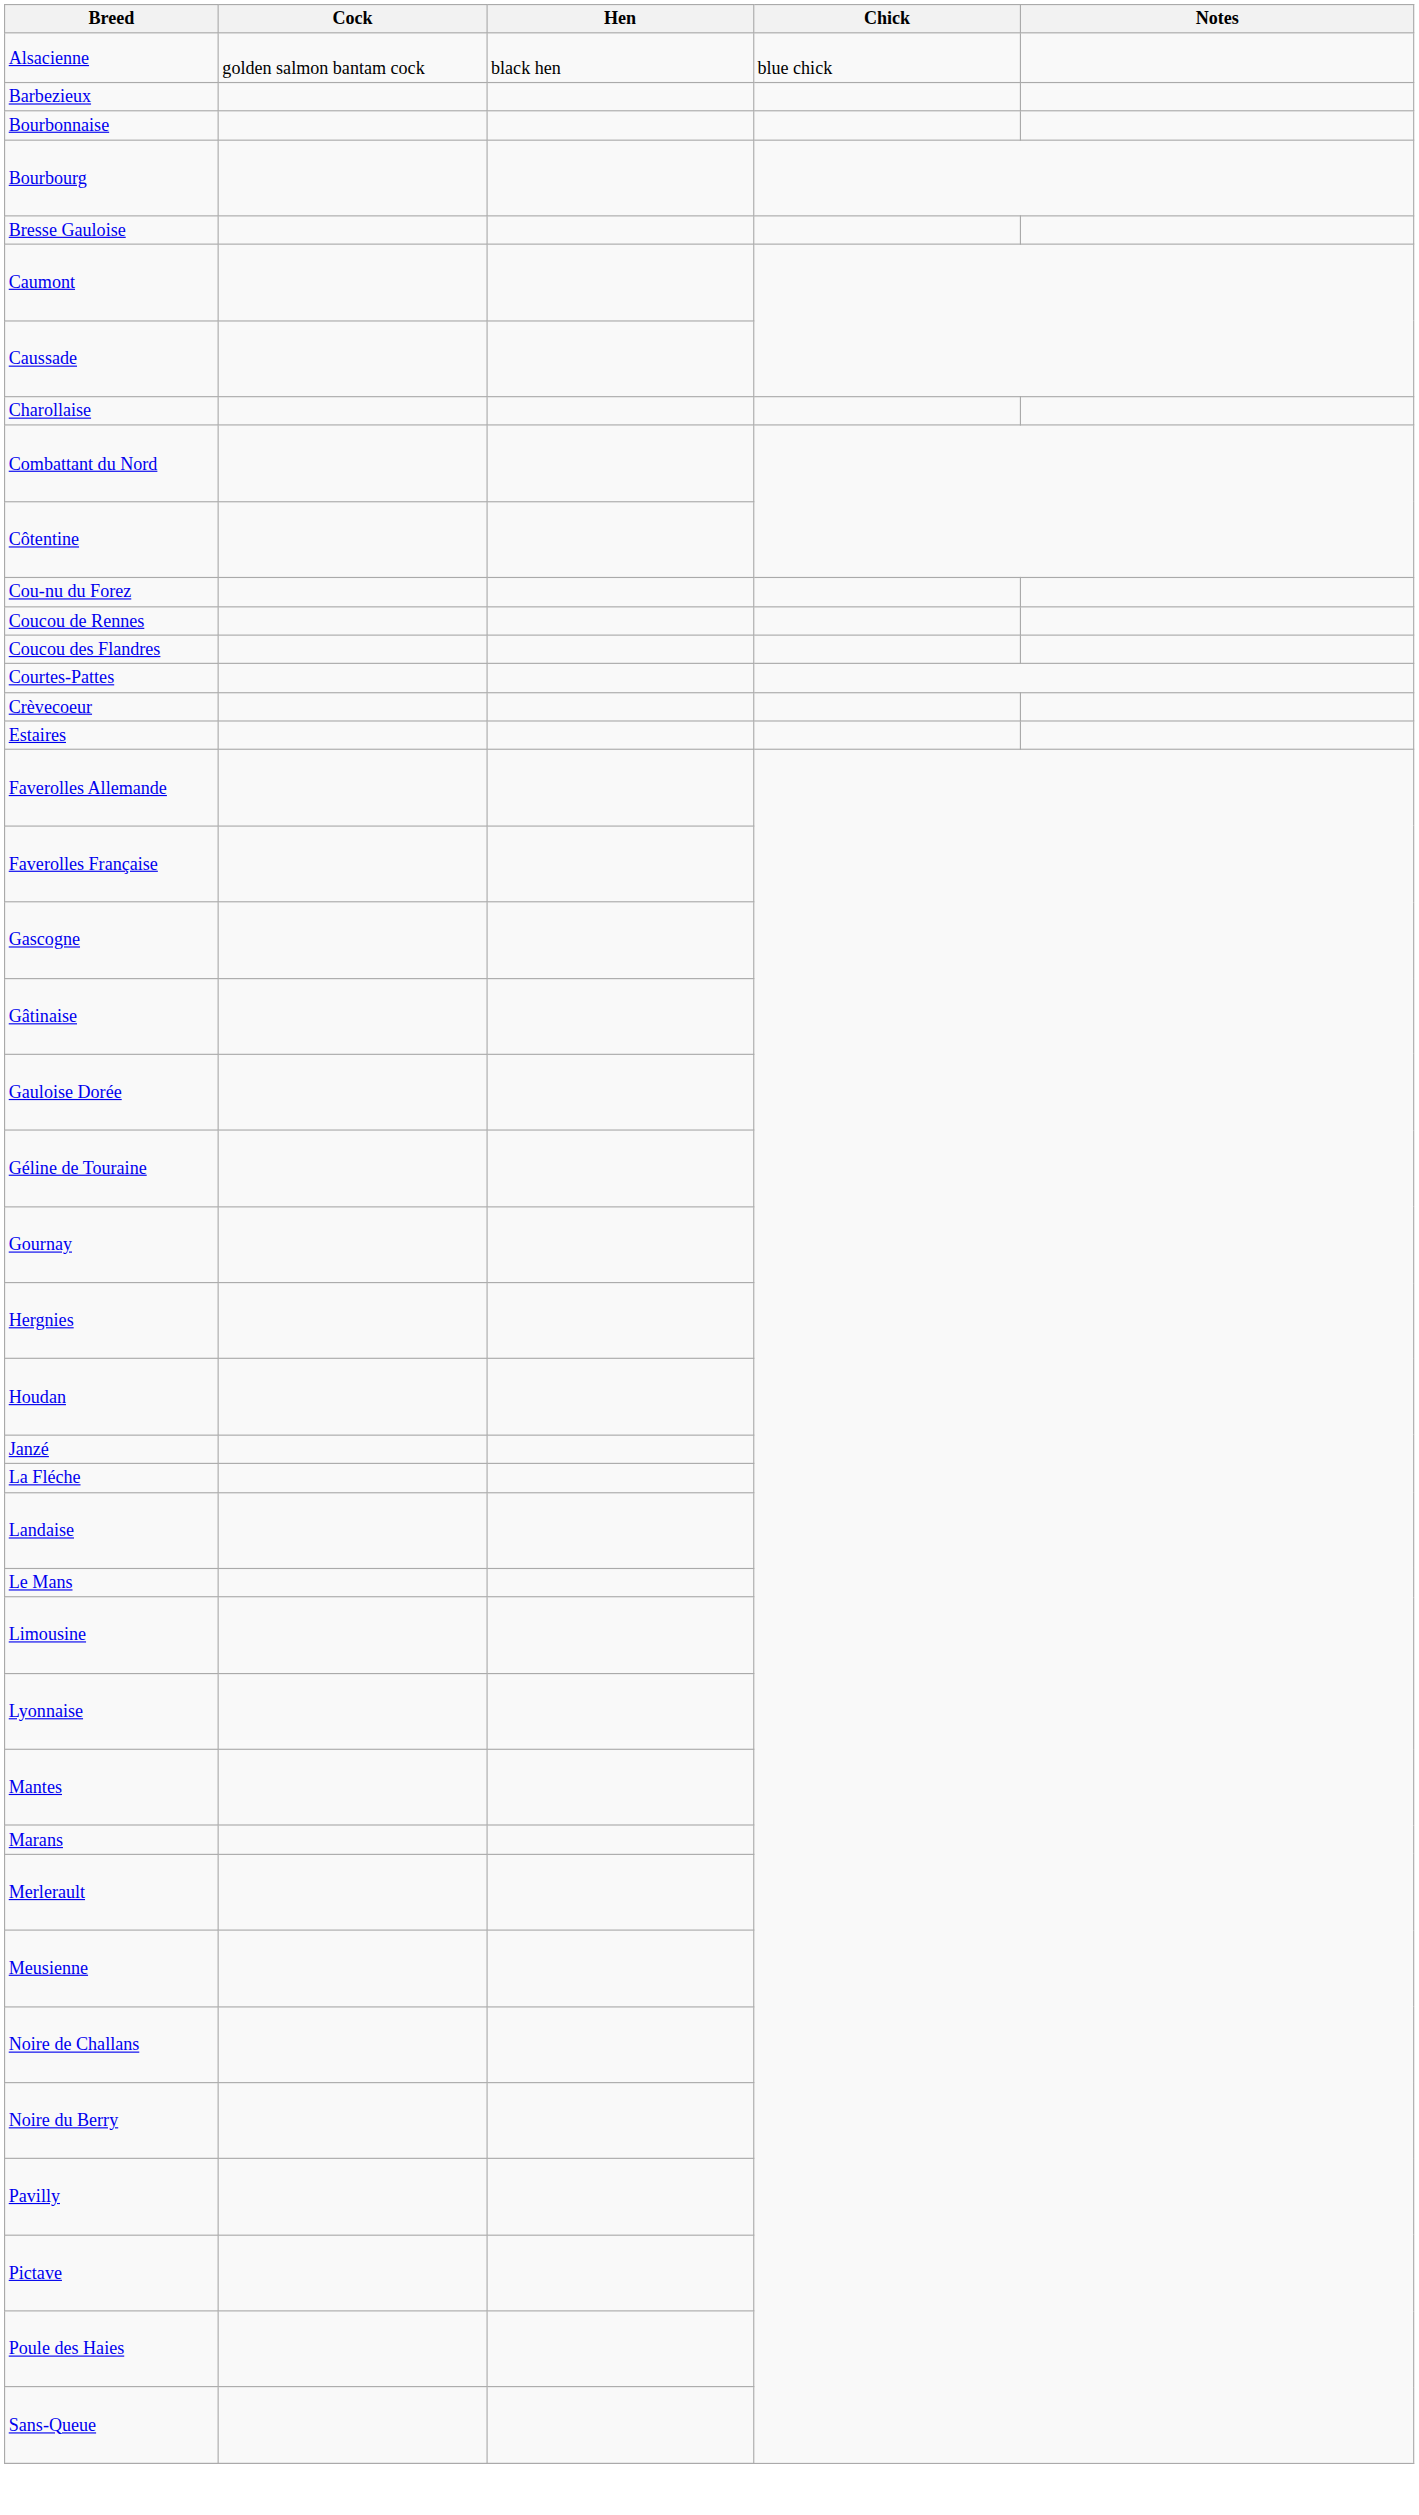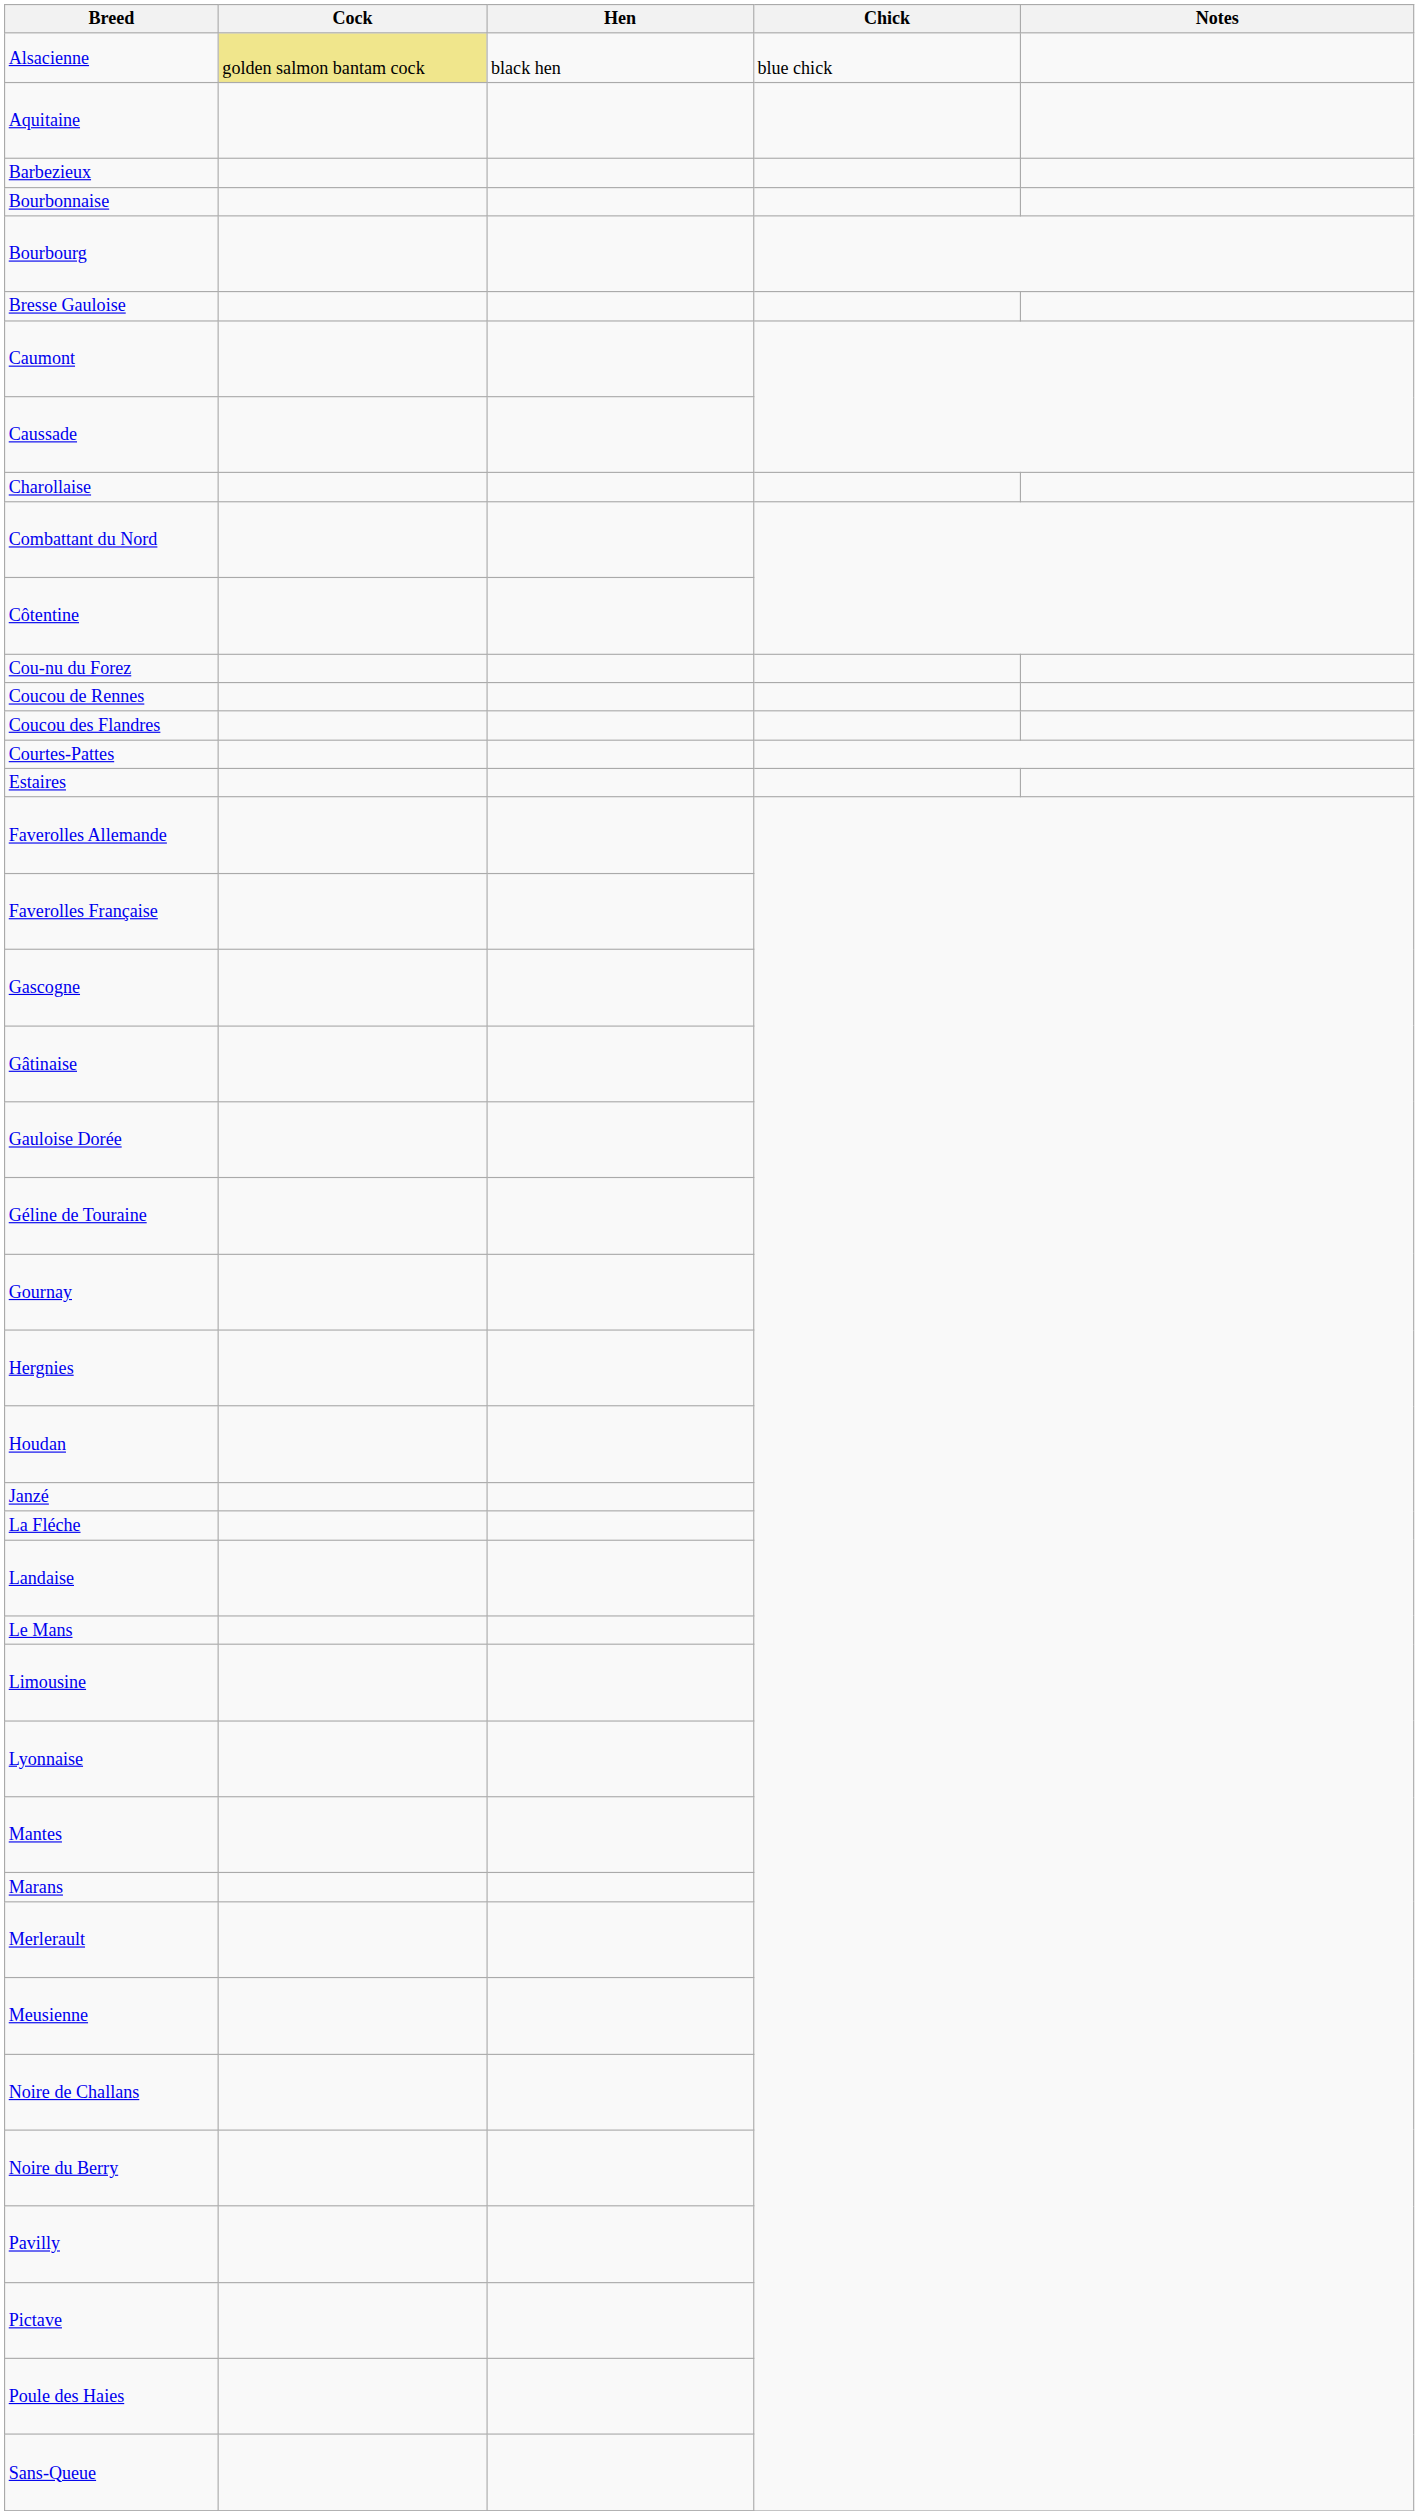(324, 67) no background -> (324, 67) khaki background
+ row: (44, 120)
- row: (50, 706)
